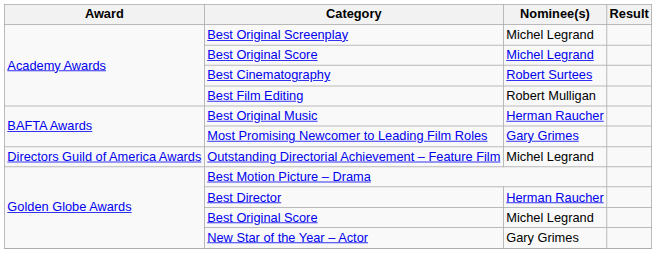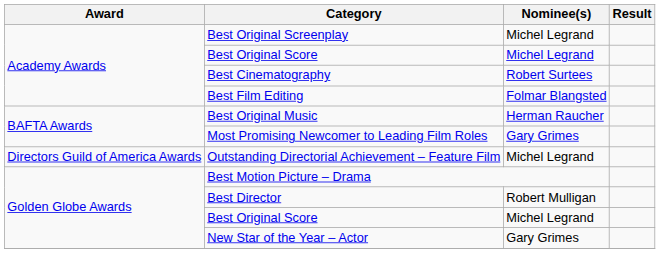(551, 95) Robert Mulligan -> (556, 95) Folmar Blangsted
(555, 197) Herman Raucher -> (551, 197) Robert Mulligan
